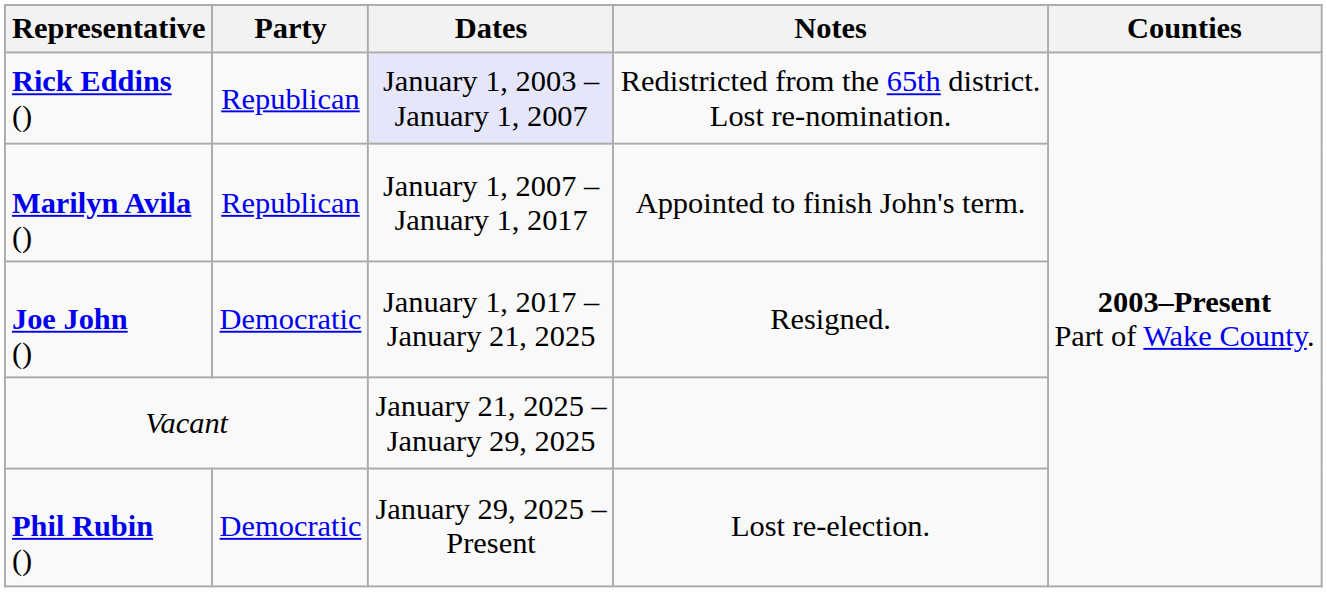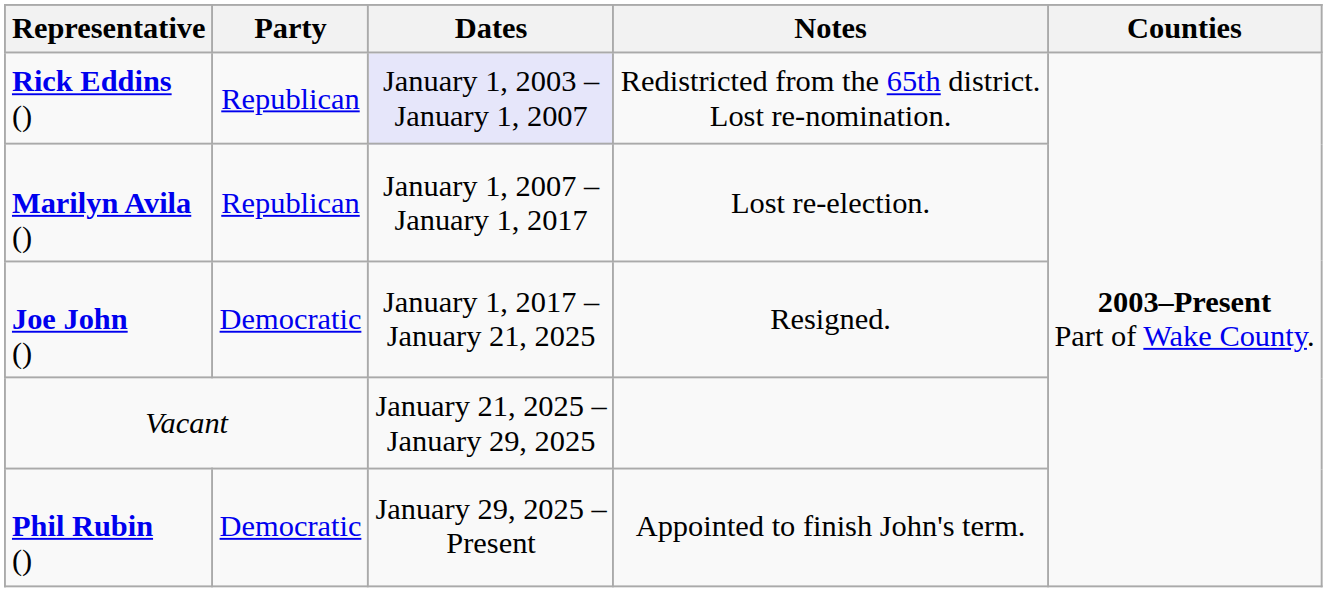(831, 202) Appointed to finish John's term. -> (831, 202) Lost re-election.
(831, 526) Lost re-election. -> (831, 526) Appointed to finish John's term.
